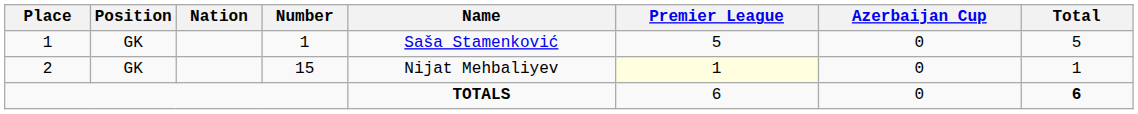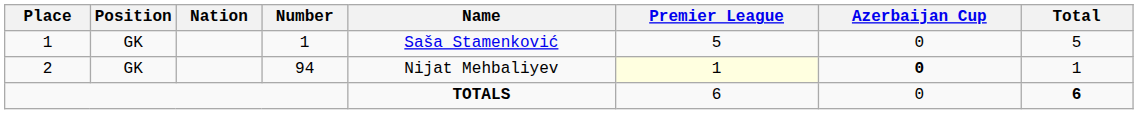(305, 70) 15 -> (305, 70) 94
(919, 70) normal -> (919, 70) bold
